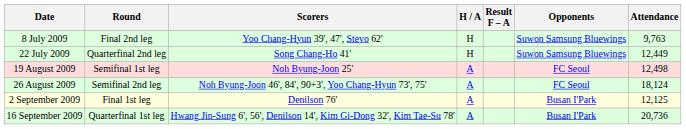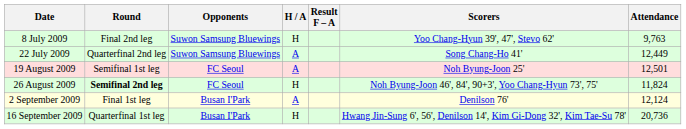columns swapped: (571, 17) <-> (313, 17)
(470, 54) H -> (295, 54) A
(654, 69) 12,498 -> (654, 69) 12,501
(127, 85) normal -> (127, 85) bold
(470, 85) A -> (295, 85) H
(654, 85) 18,124 -> (654, 85) 11,824
(654, 100) 12,125 -> (654, 100) 12,124
(470, 116) A -> (295, 116) H
